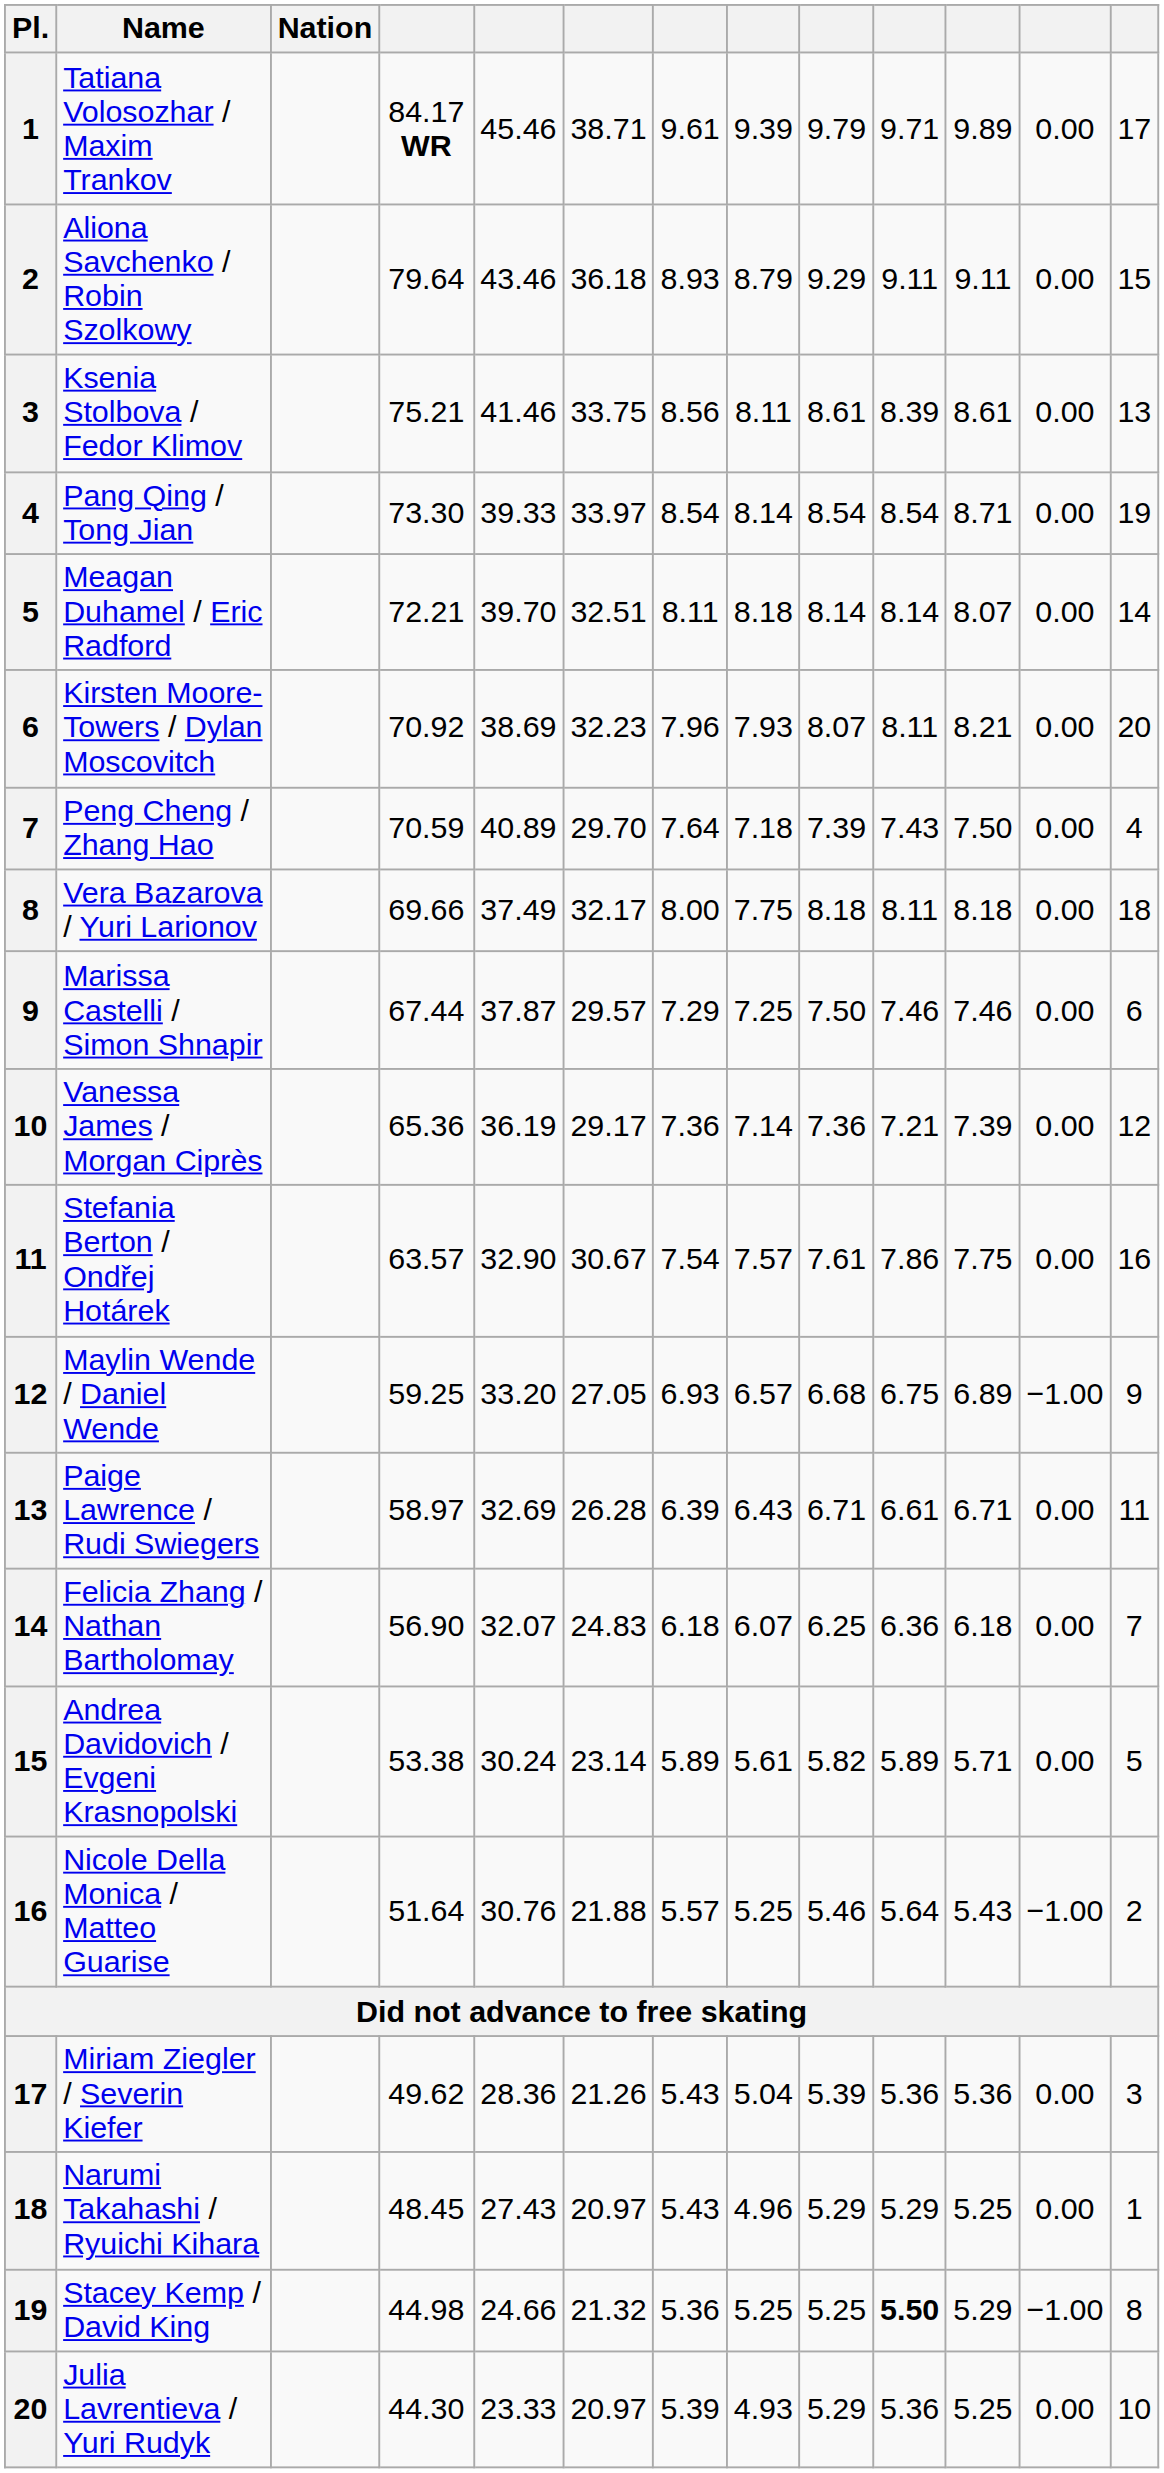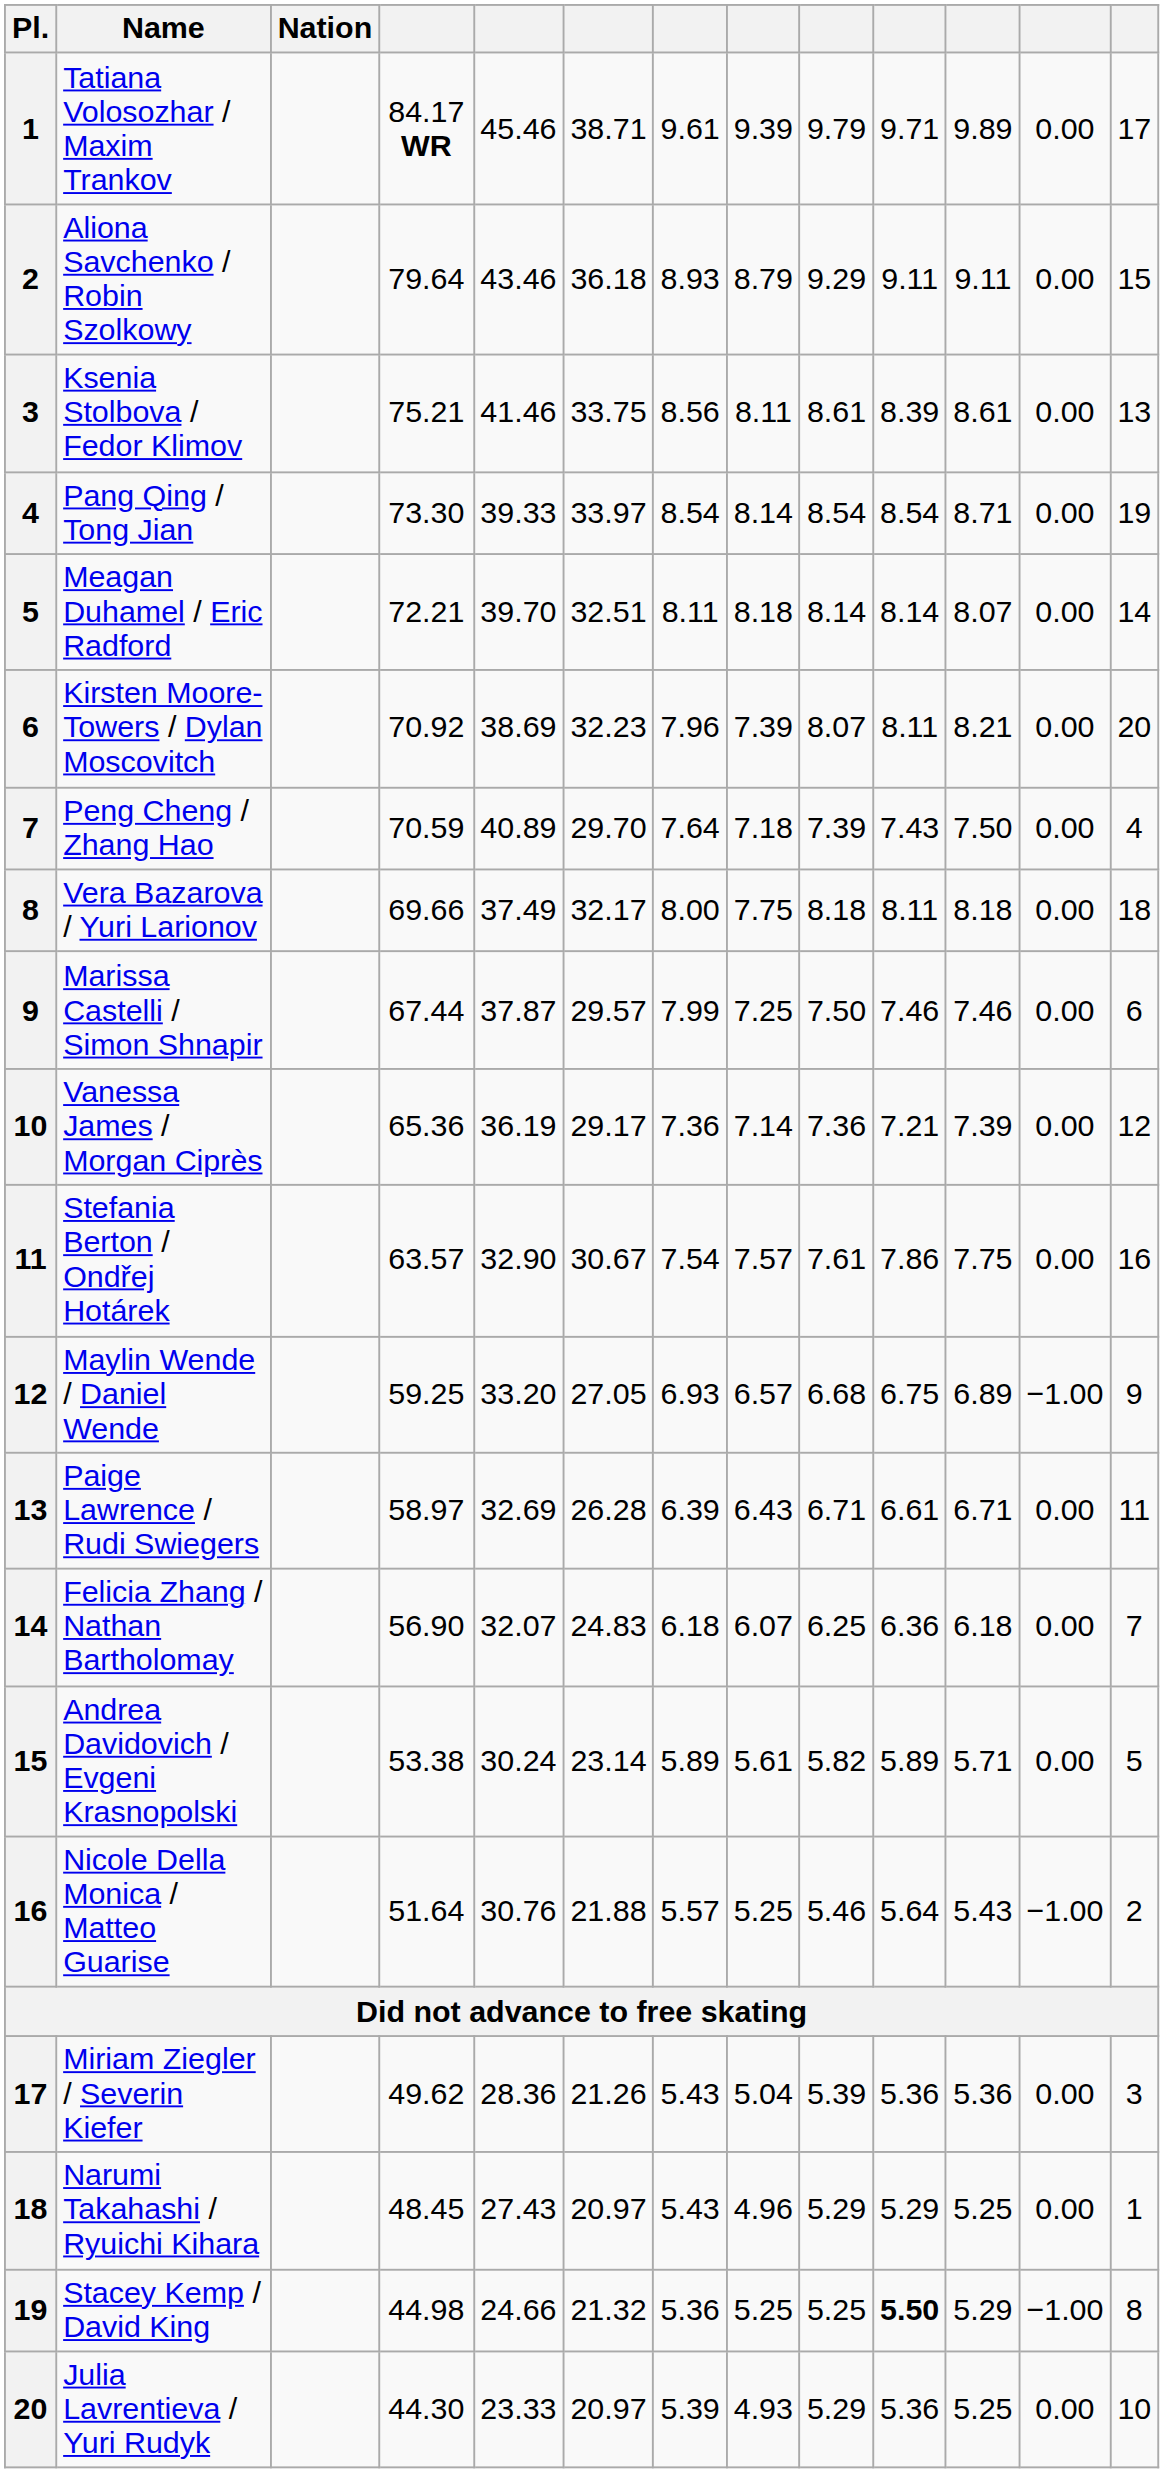(763, 728) 7.93 -> (763, 728) 7.39
(690, 1009) 7.29 -> (690, 1009) 7.99
